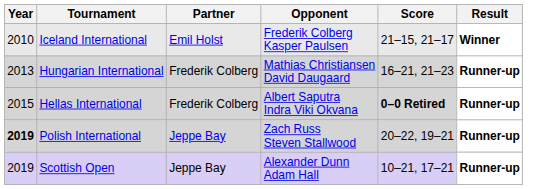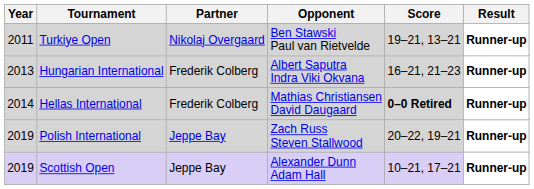- row: (93, 40)
+ row: (75, 40)
(319, 72) Mathias Christiansen David Daugaard -> (317, 72) Albert Saputra Indra Viki Okvana
(21, 104) 2015 -> (21, 104) 2014
(311, 104) Albert Saputra Indra Viki Okvana -> (326, 104) Mathias Christiansen David Daugaard
(21, 136) bold -> (21, 136) normal
